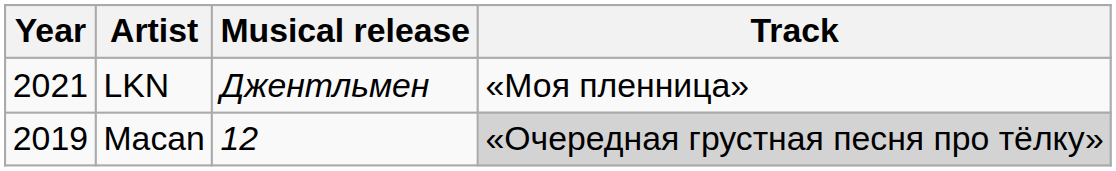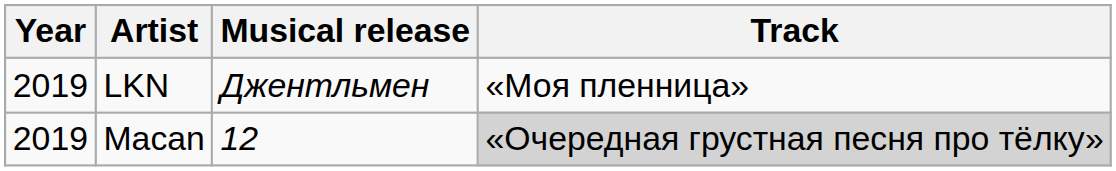(50, 84) 2021 -> (50, 84) 2019
